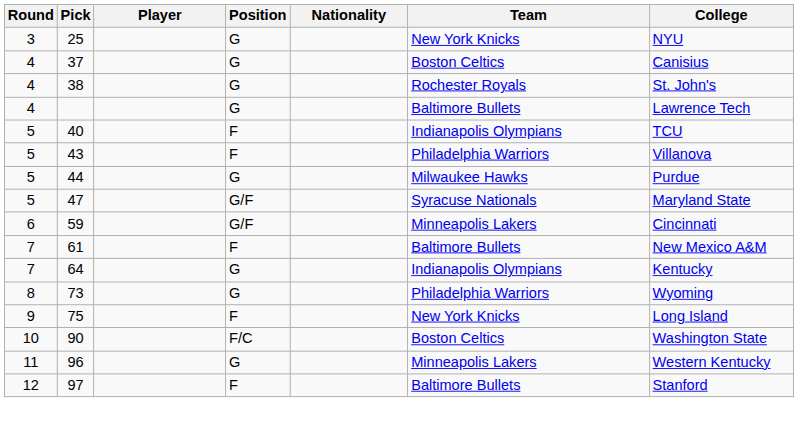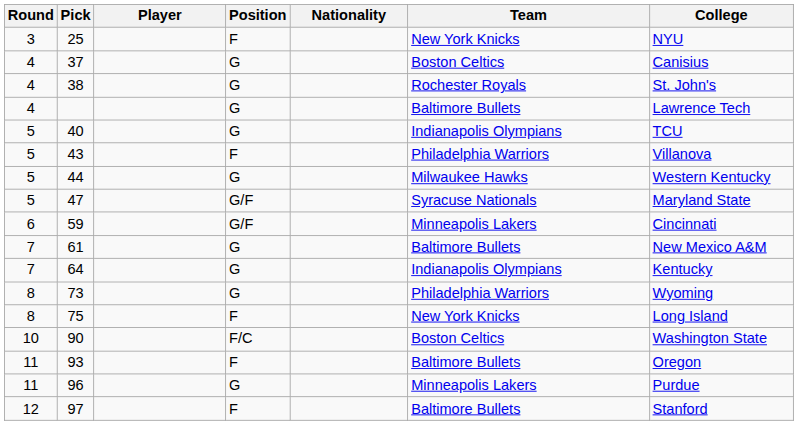(235, 39) G -> (233, 39) F
(233, 131) F -> (235, 131) G
(676, 177) Purdue -> (712, 177) Western Kentucky
(233, 246) F -> (235, 246) G
(31, 316) 9 -> (31, 316) 8
+ row: (76, 362)
(712, 362) Western Kentucky -> (676, 385) Purdue
